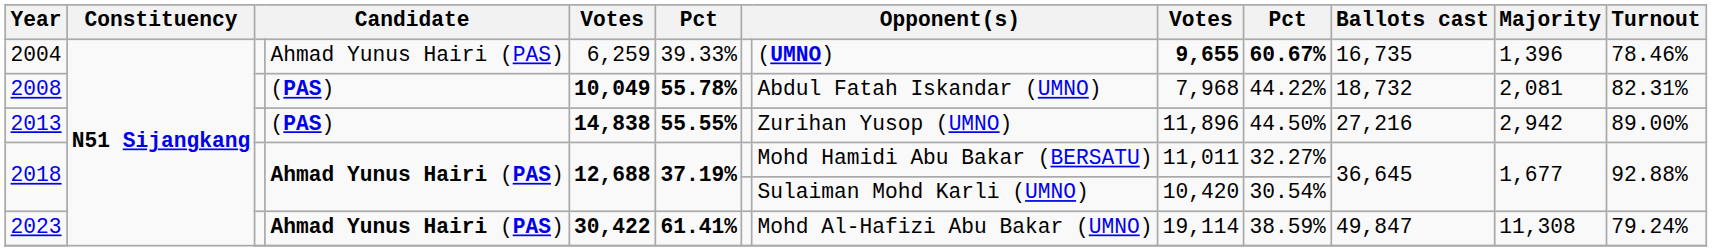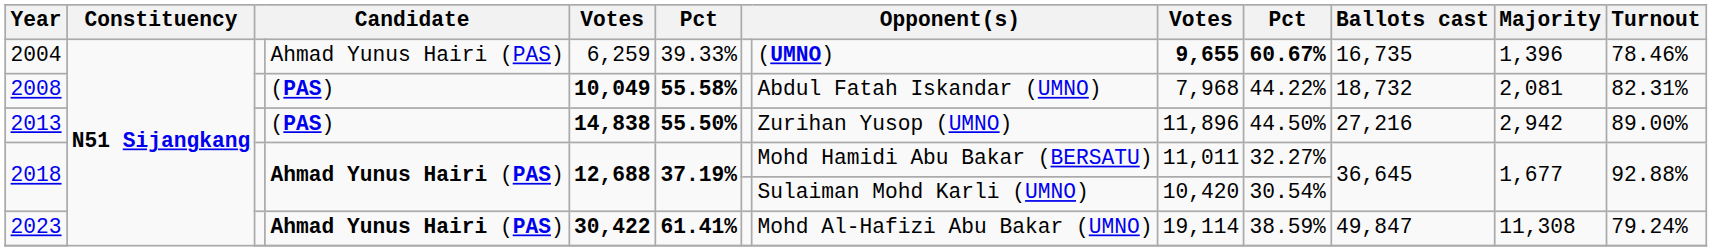(699, 91) 55.78% -> (699, 91) 55.58%
(699, 125) 55.55% -> (699, 125) 55.50%
